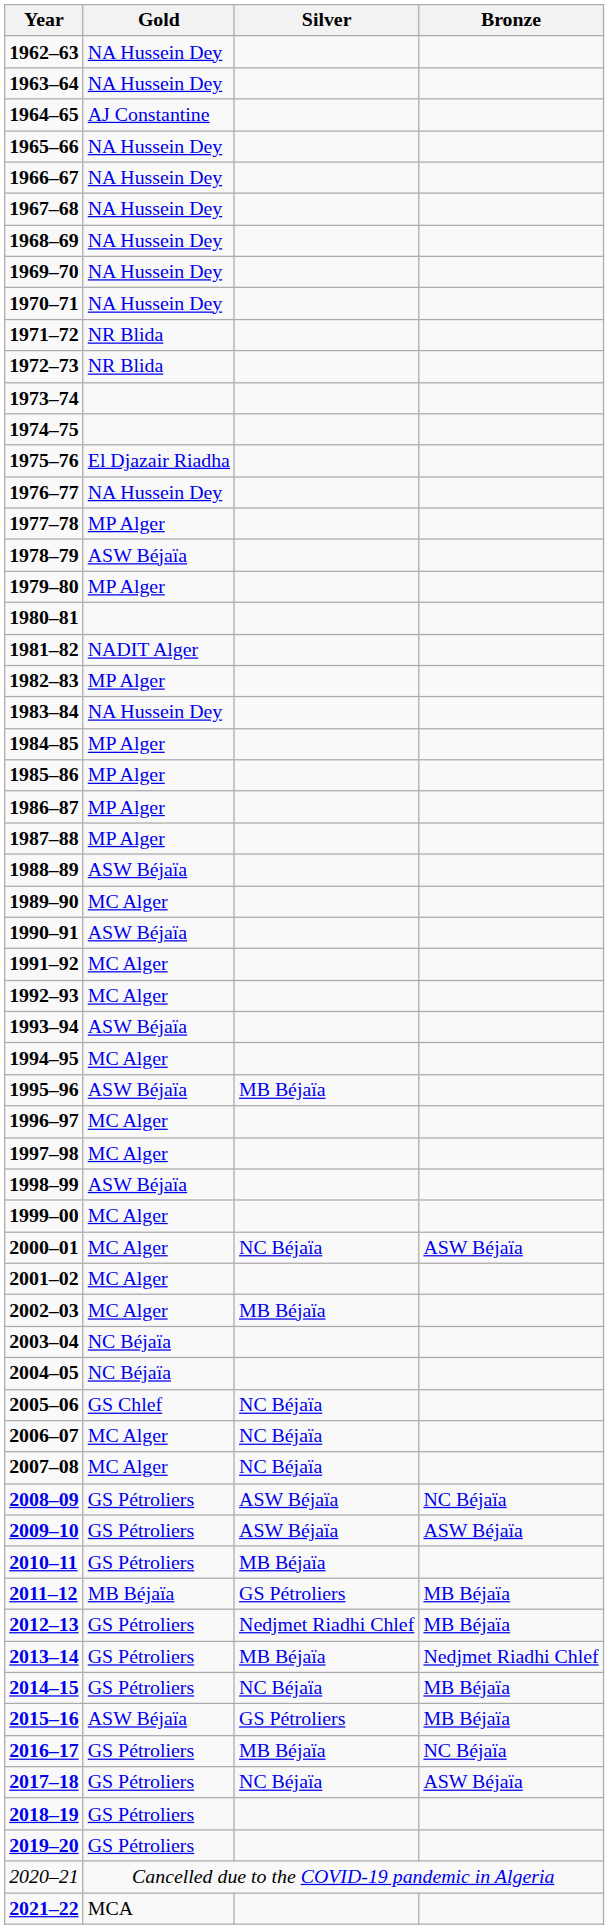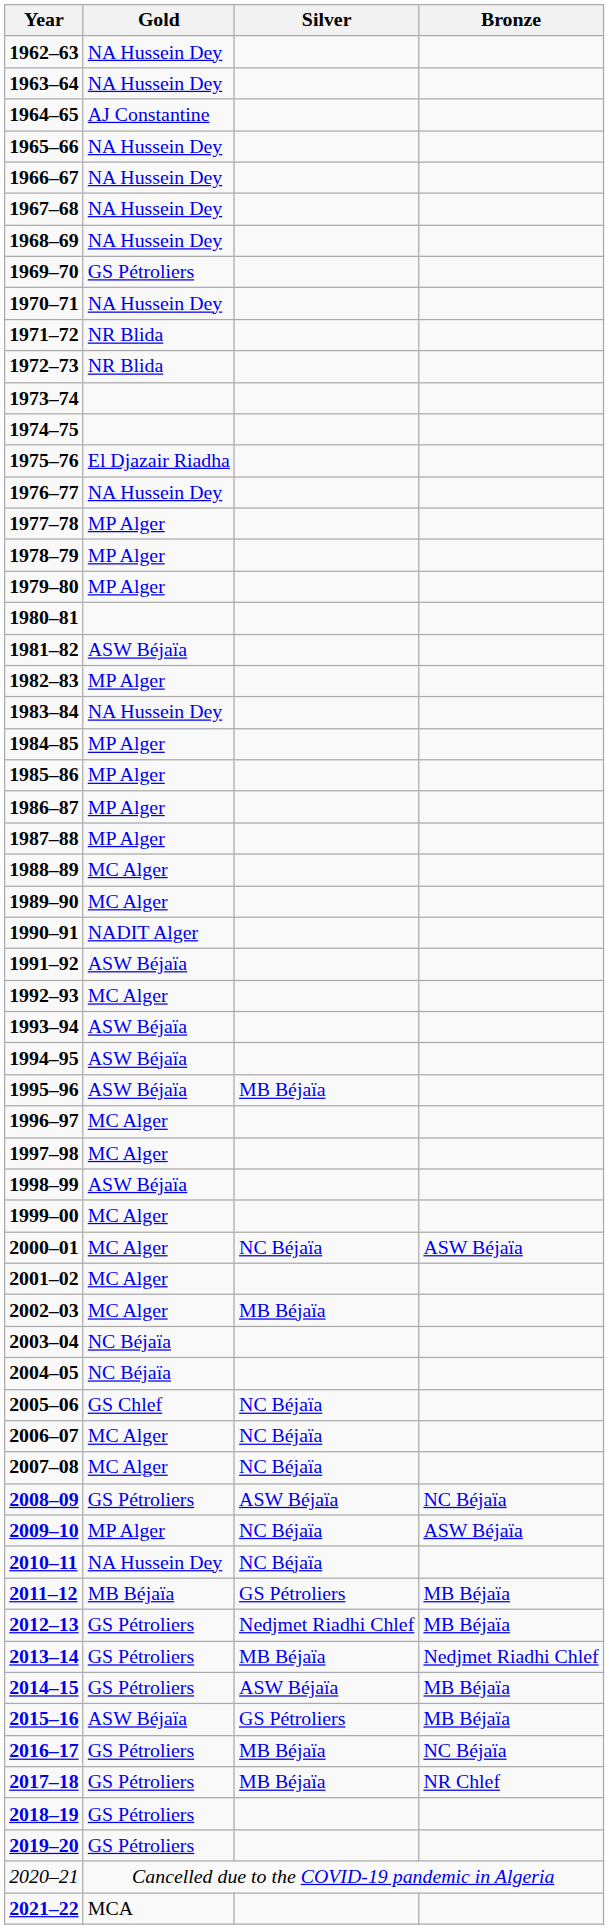(155, 271) NA Hussein Dey -> (141, 271) GS Pétroliers
(137, 555) ASW Béjaïa -> (126, 555) MP Alger
(143, 649) NADIT Alger -> (137, 649) ASW Béjaïa
(137, 869) ASW Béjaïa -> (128, 869) MC Alger
(137, 932) ASW Béjaïa -> (143, 932) NADIT Alger
(128, 964) MC Alger -> (137, 964) ASW Béjaïa
(128, 1058) MC Alger -> (137, 1058) ASW Béjaïa
(141, 1530) GS Pétroliers -> (126, 1530) MP Alger
(289, 1530) ASW Béjaïa -> (281, 1530) NC Béjaïa
(141, 1562) GS Pétroliers -> (155, 1562) NA Hussein Dey
(282, 1562) MB Béjaïa -> (281, 1562) NC Béjaïa
(281, 1687) NC Béjaïa -> (289, 1687) ASW Béjaïa
(281, 1782) NC Béjaïa -> (282, 1782) MB Béjaïa
(473, 1782) ASW Béjaïa -> (462, 1782) NR Chlef
